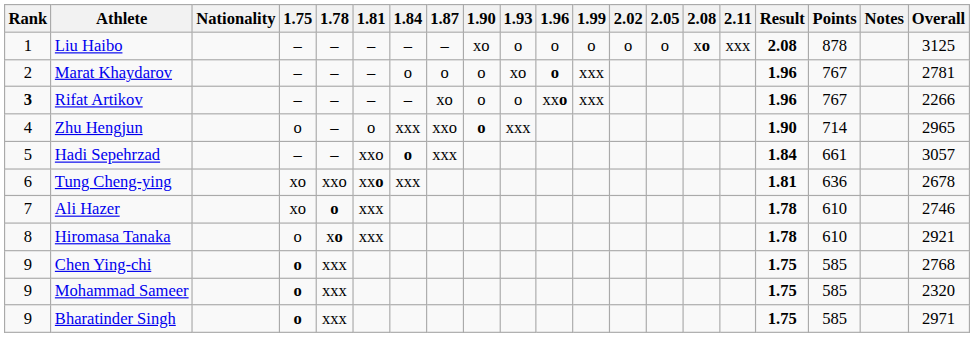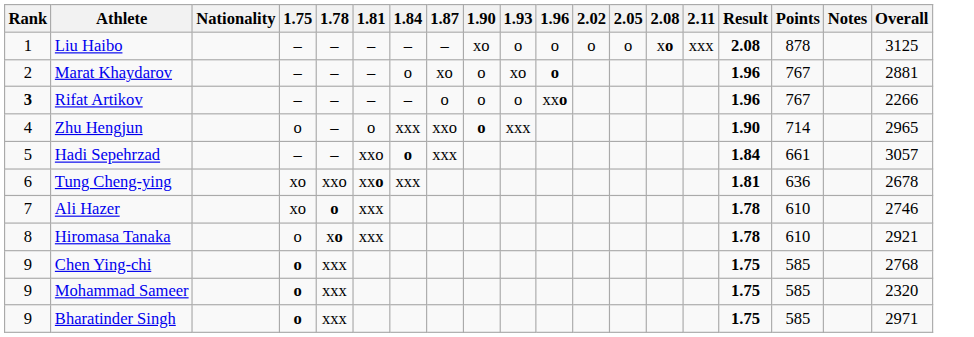- column: (592, 18)
(445, 73) o -> (445, 73) xo
(938, 73) 2781 -> (902, 73) 2881
(445, 100) xo -> (445, 100) o
